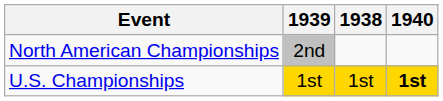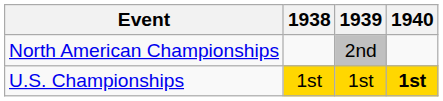columns swapped: (361, 19) <-> (309, 19)
